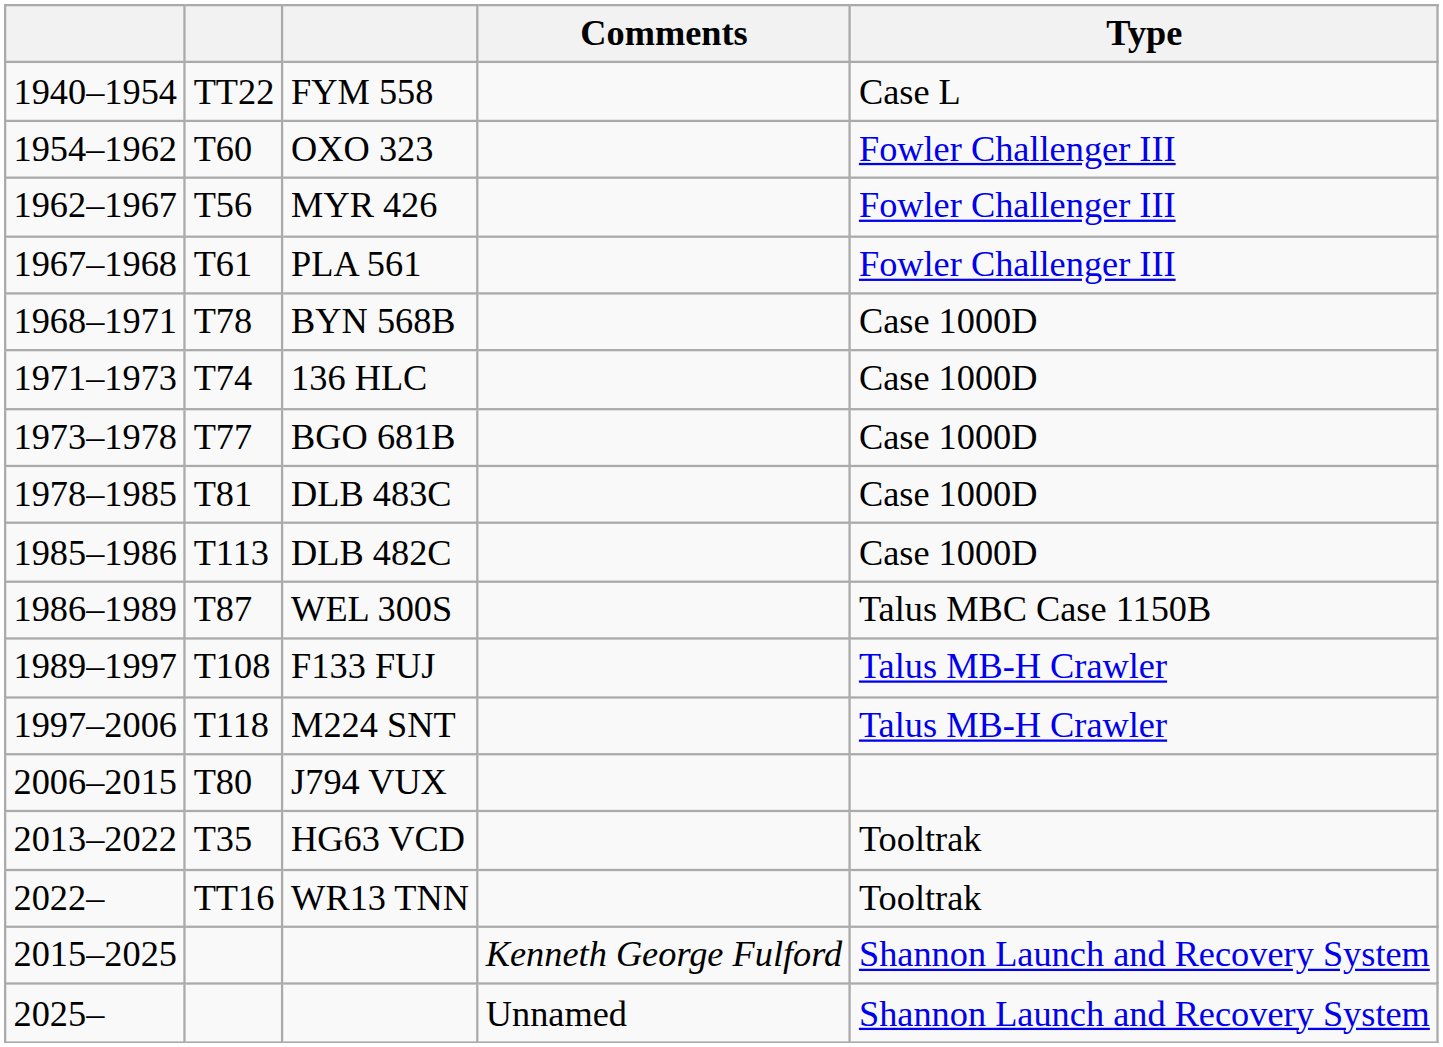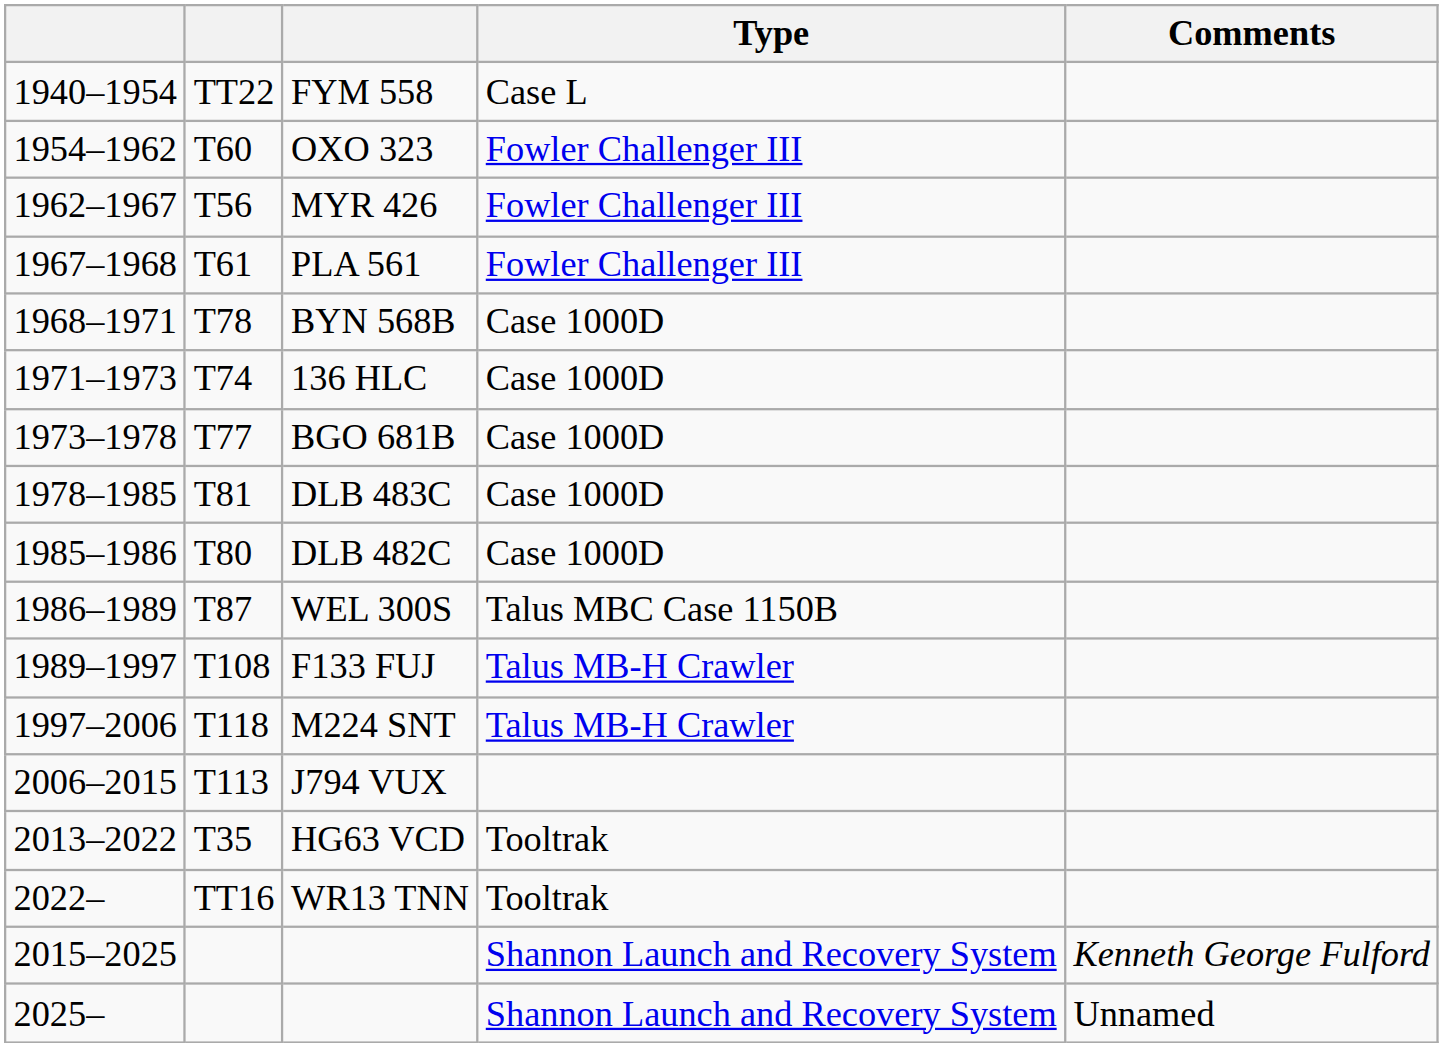columns swapped: (1144, 33) <-> (664, 33)
(231, 551) T113 -> (223, 551) T80
(223, 782) T80 -> (231, 782) T113
